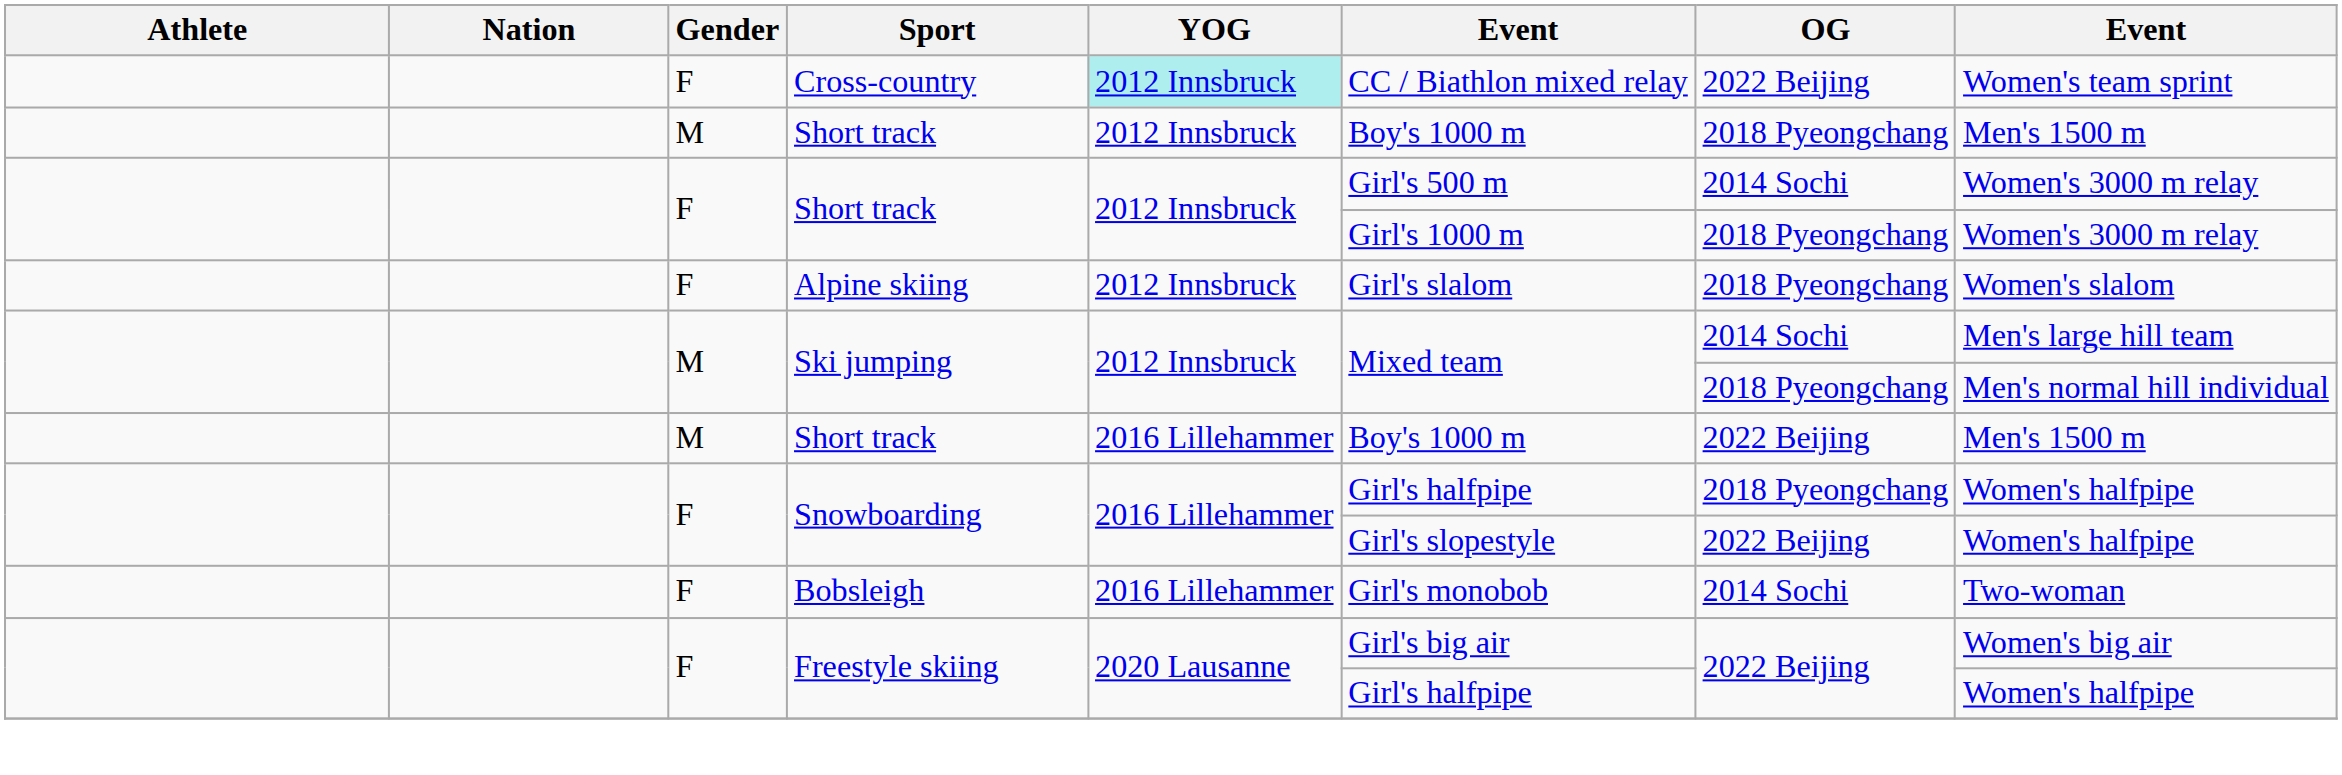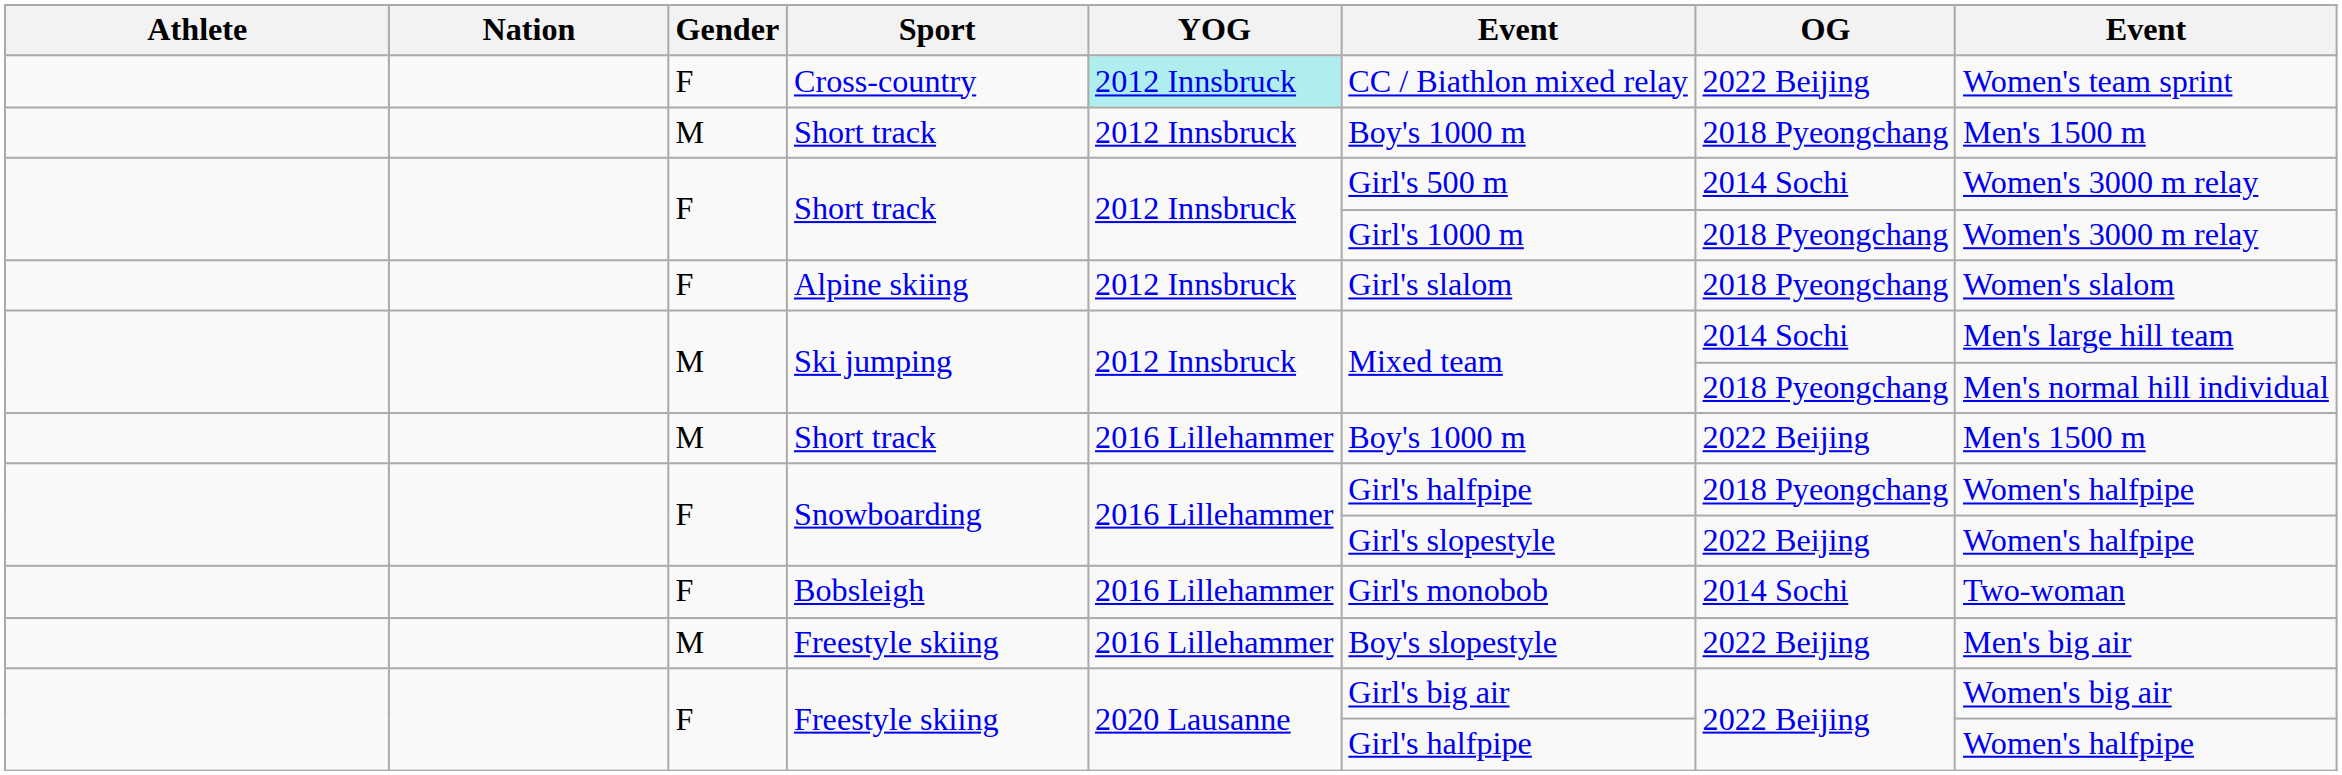+ row: (690, 642)
